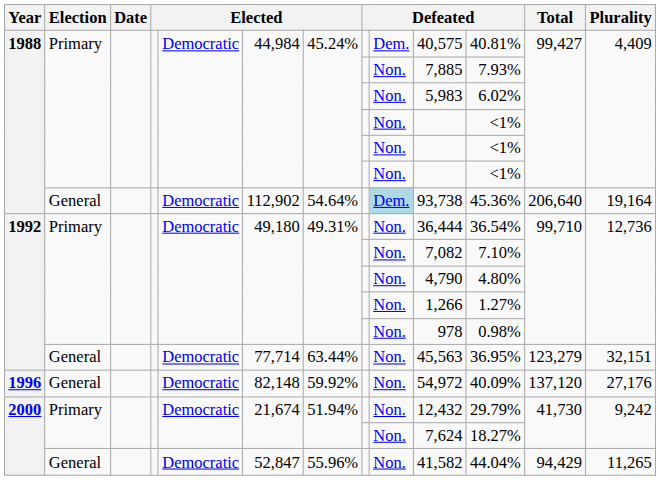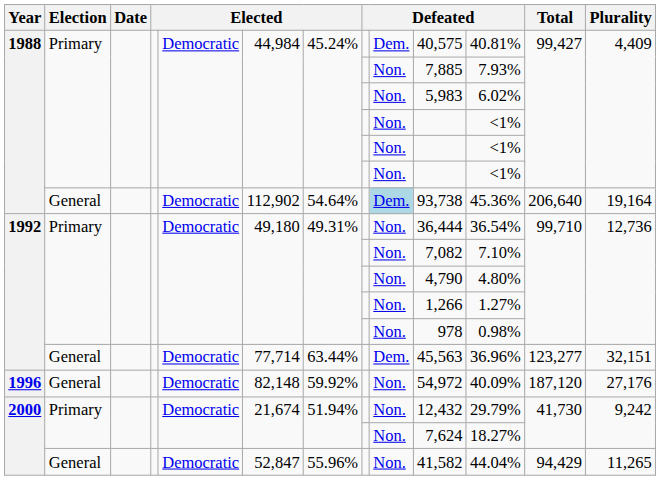(390, 357) Non. -> (391, 357) Dem.
(495, 357) 36.95% -> (495, 357) 36.96%
(555, 357) 123,279 -> (555, 357) 123,277
(555, 383) 137,120 -> (555, 383) 187,120
